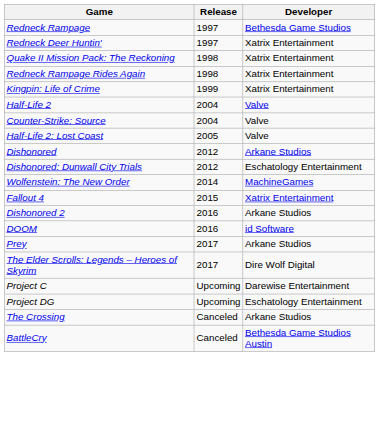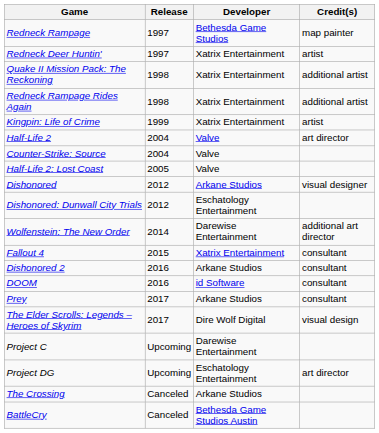+ column: (337, 12)
(279, 182) MachineGames -> (226, 231) Darewise Entertainment
